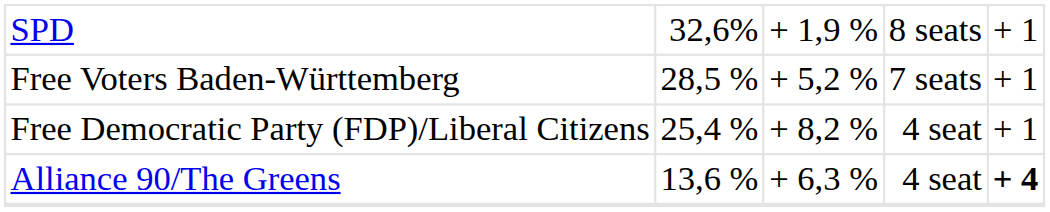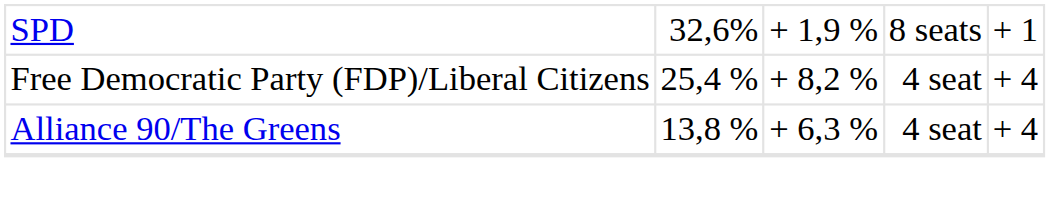- row: (235, 79)
(1016, 128) + 1 -> (1015, 79) + 4
(709, 178) 13,6 % -> (709, 128) 13,8 %
(1015, 178) bold -> (1015, 128) normal
